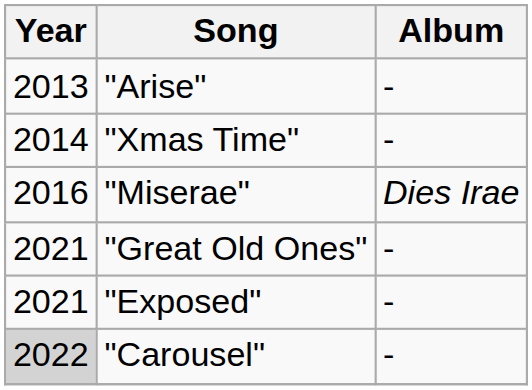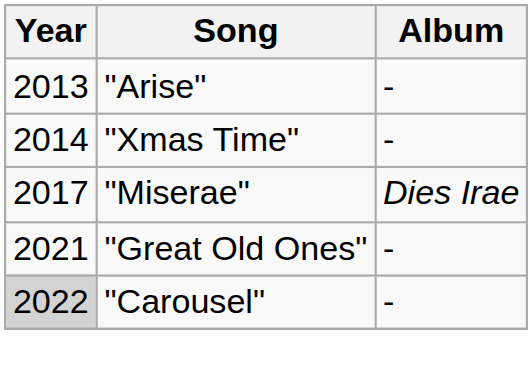(51, 193) 2016 -> (51, 193) 2017
- row: (183, 301)
